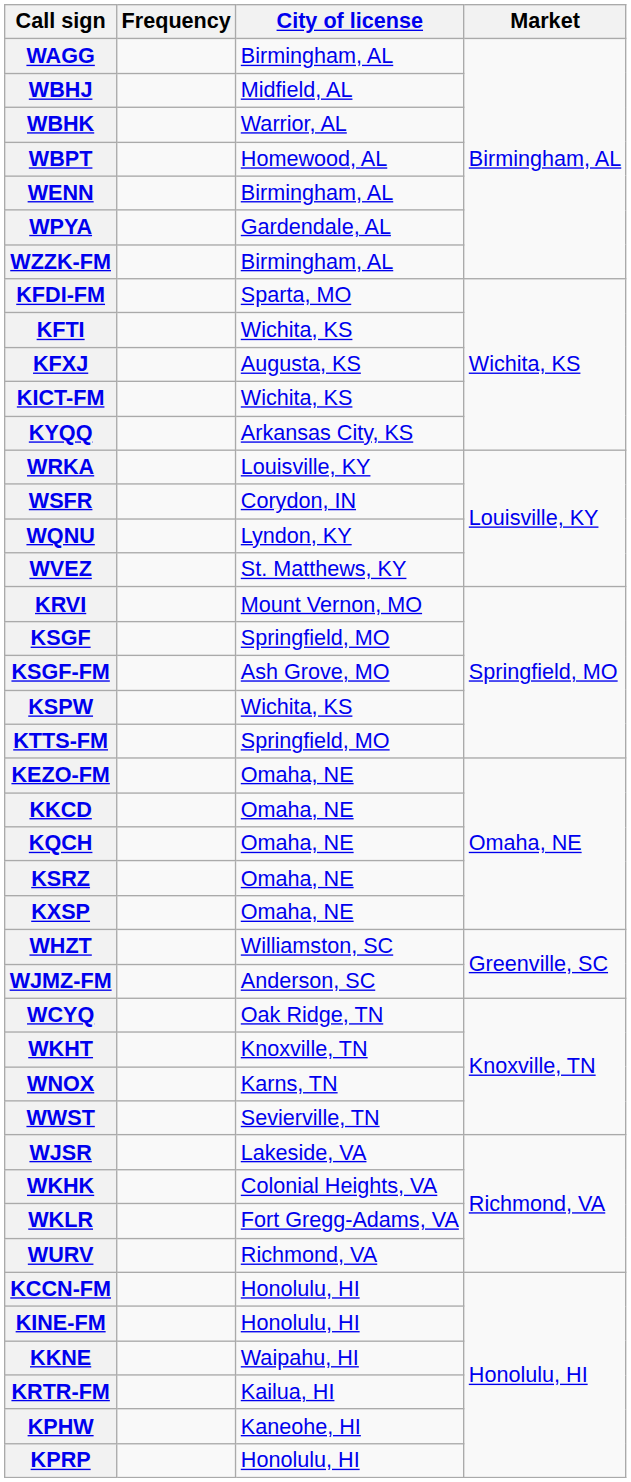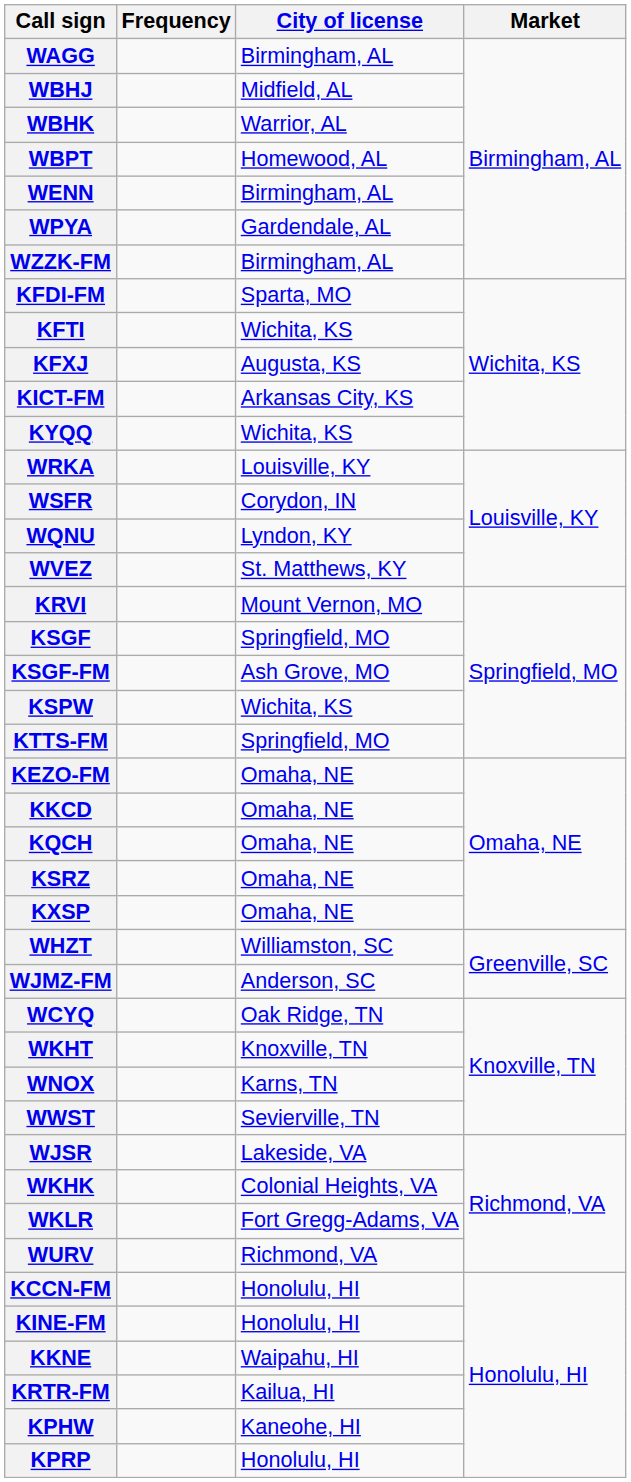(297, 398) Wichita, KS -> (327, 398) Arkansas City, KS
(327, 432) Arkansas City, KS -> (297, 432) Wichita, KS
